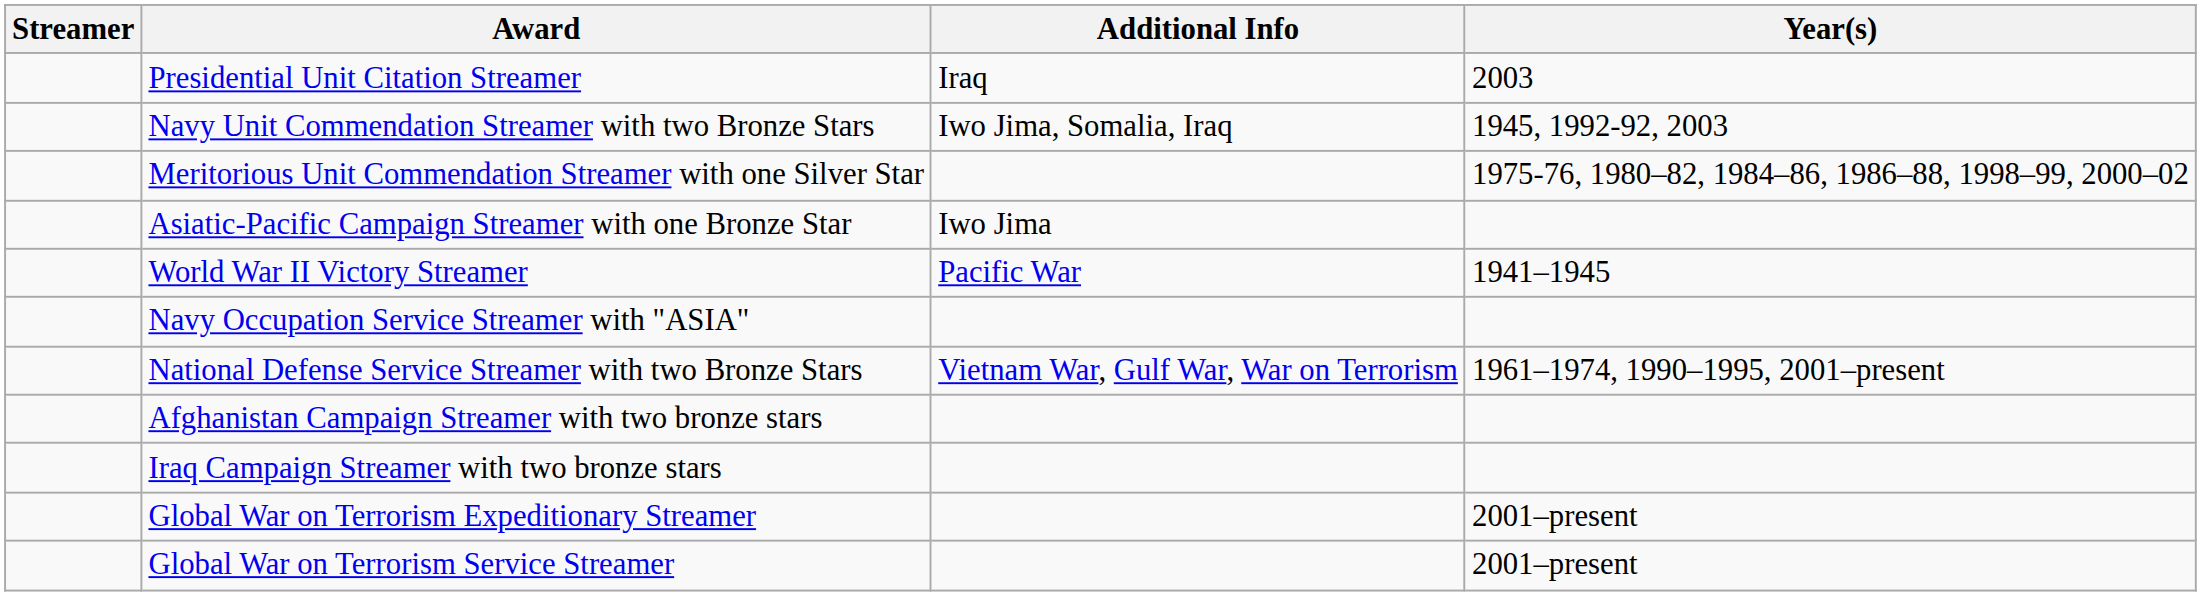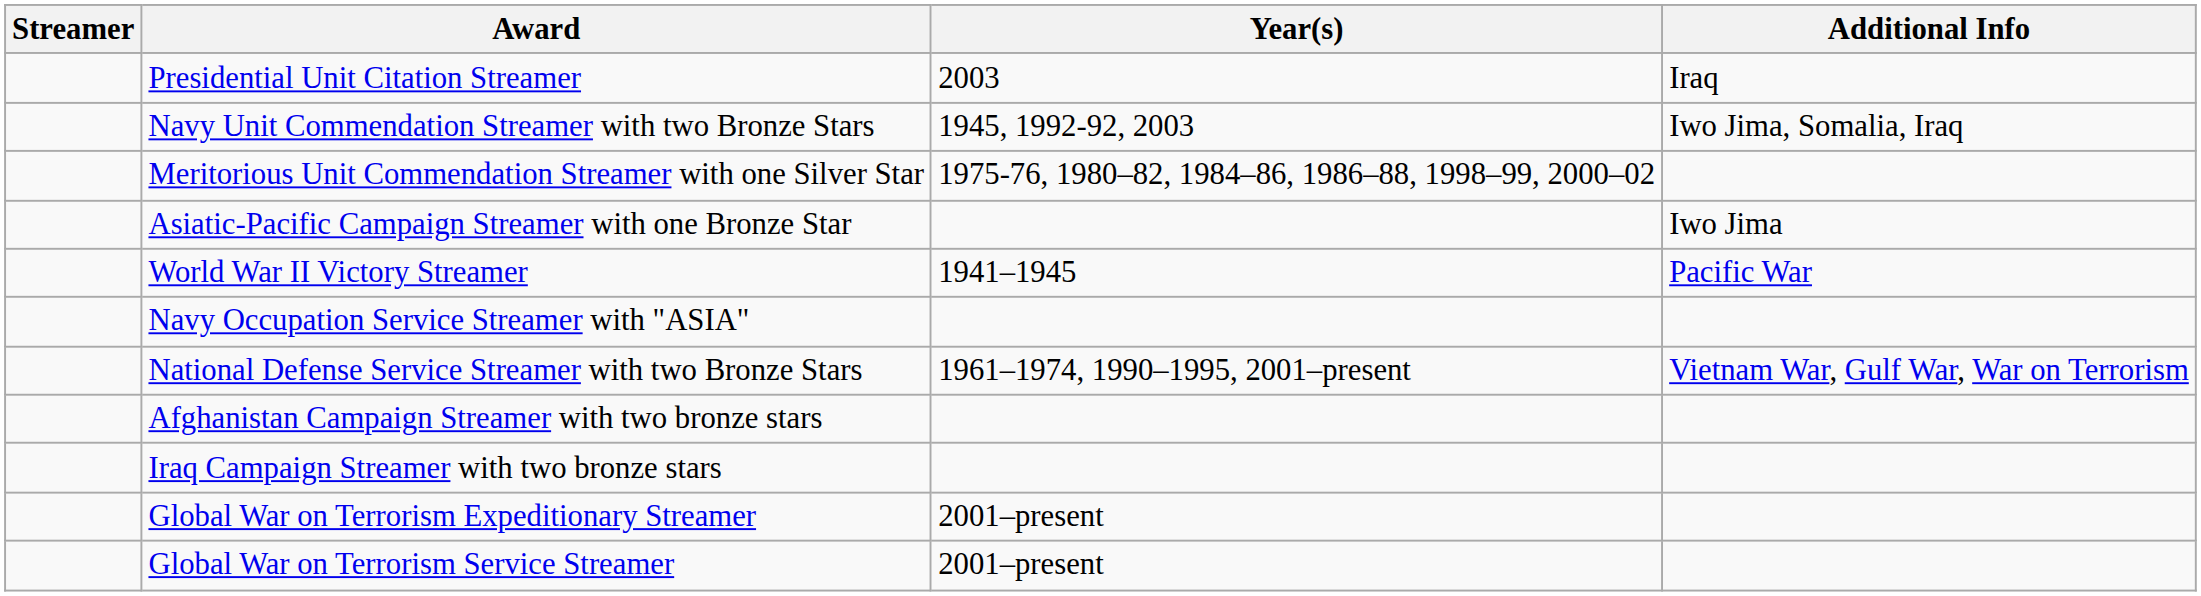columns swapped: (1830, 28) <-> (1198, 28)
